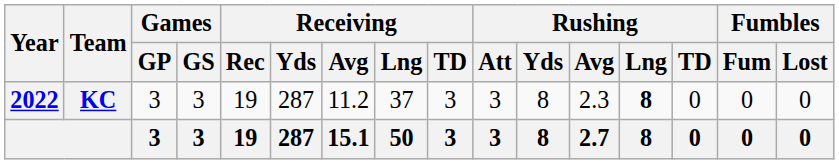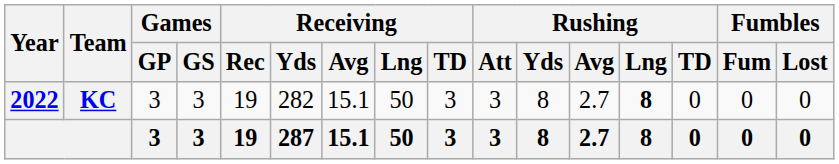(296, 100) 287 -> (296, 100) 282
(348, 100) 11.2 -> (348, 100) 15.1
(402, 100) 37 -> (402, 100) 50
(594, 100) 2.3 -> (594, 100) 2.7
